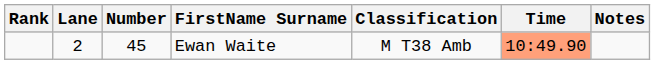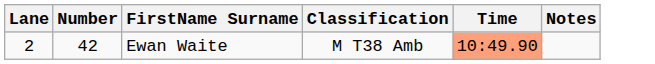- column: (29, 18)
(136, 46) 45 -> (88, 46) 42
